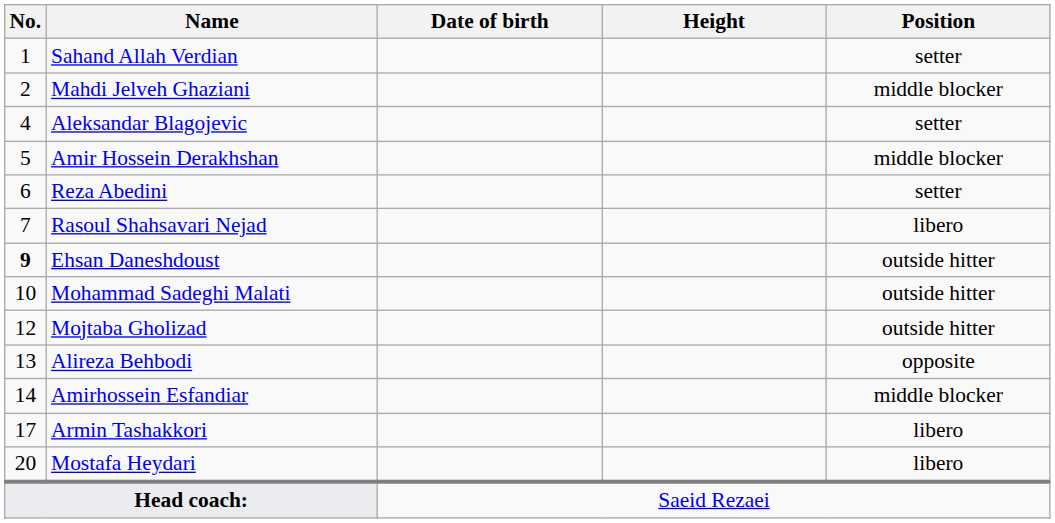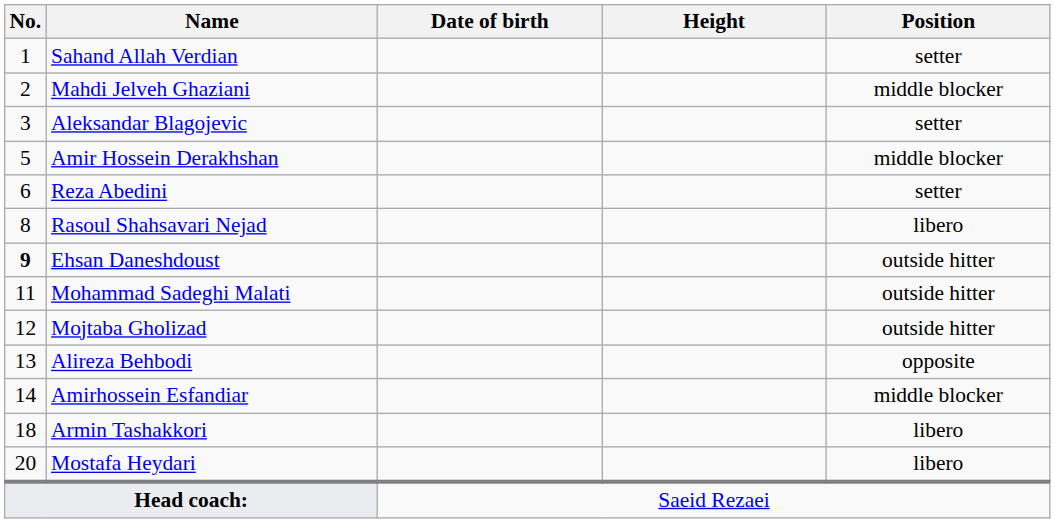(25, 123) 4 -> (25, 123) 3
(25, 225) 7 -> (25, 225) 8
(25, 293) 10 -> (25, 293) 11
(25, 429) 17 -> (25, 429) 18
